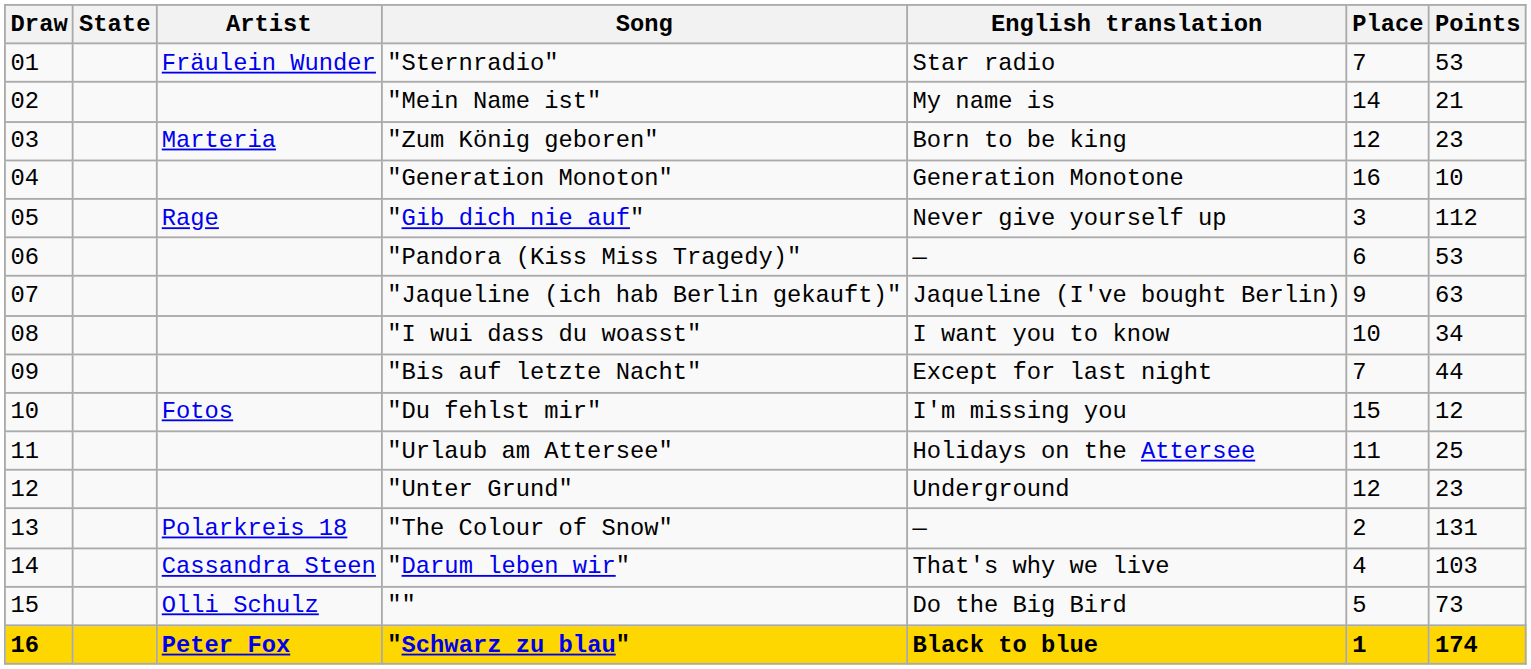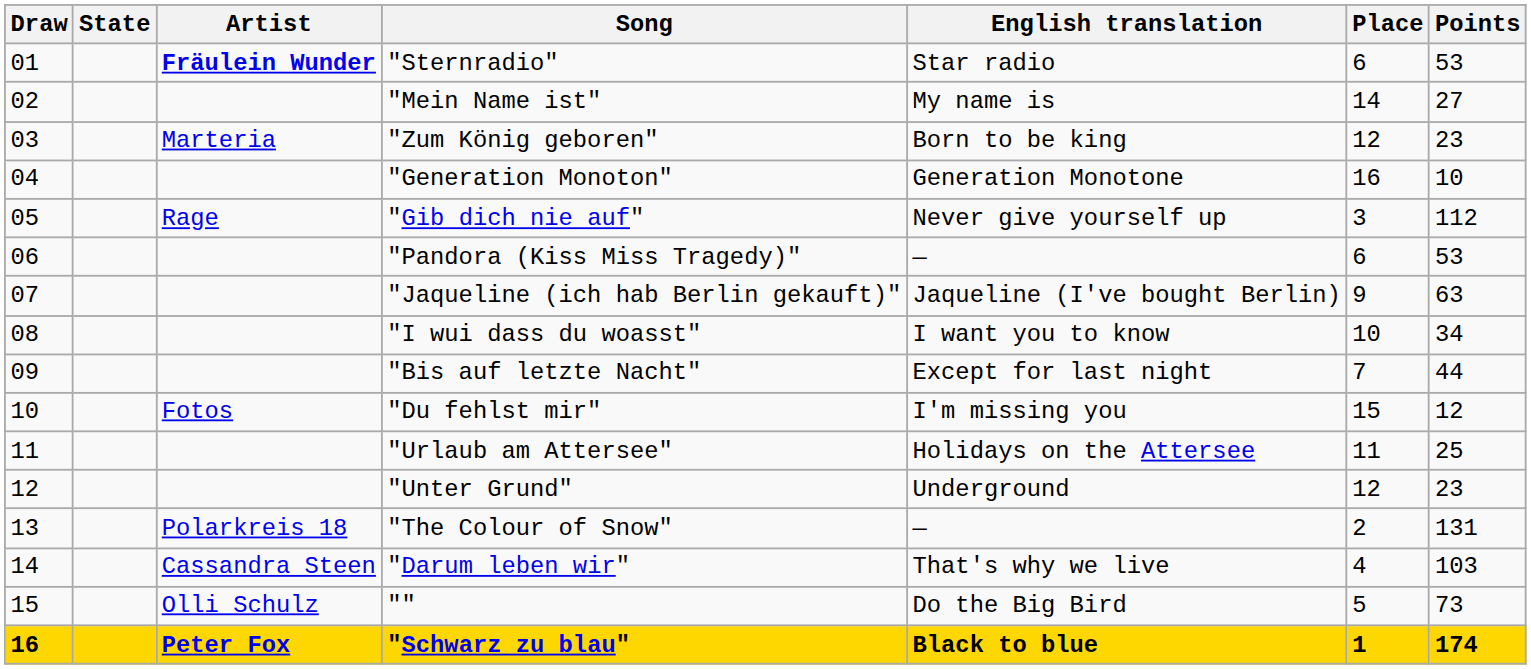(269, 63) normal -> (269, 63) bold
(1359, 63) 7 -> (1359, 63) 6
(1449, 102) 21 -> (1449, 102) 27
